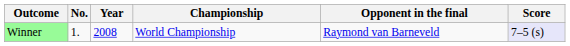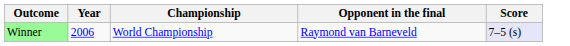- column: (79, 13)
(105, 32) 2008 -> (83, 32) 2006
